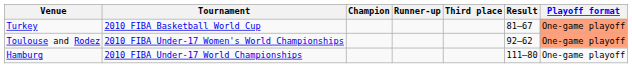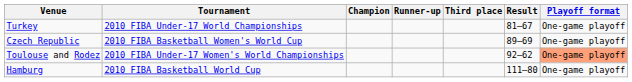(182, 26) 2010 FIBA Basketball World Cup -> (203, 26) 2010 FIBA Under-17 World Championships
(584, 26) lightsalmon background -> (584, 26) no background
+ row: (43, 40)
(203, 55) 2010 FIBA Under-17 World Championships -> (182, 70) 2010 FIBA Basketball World Cup
